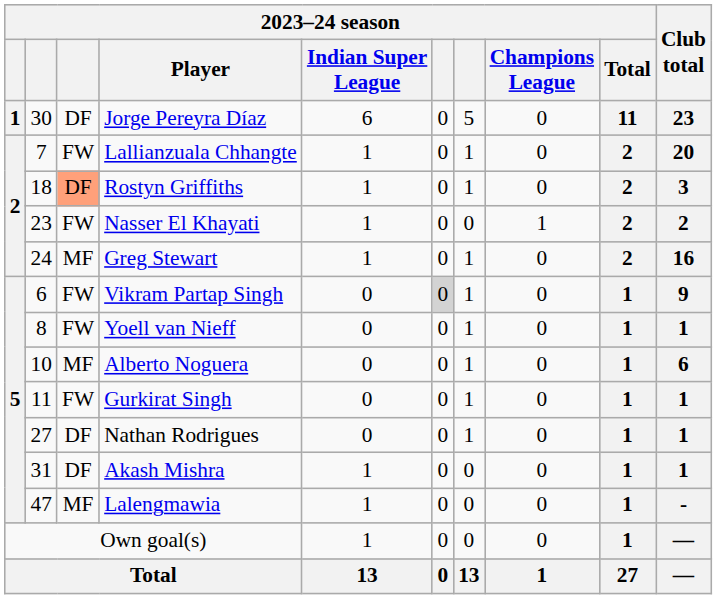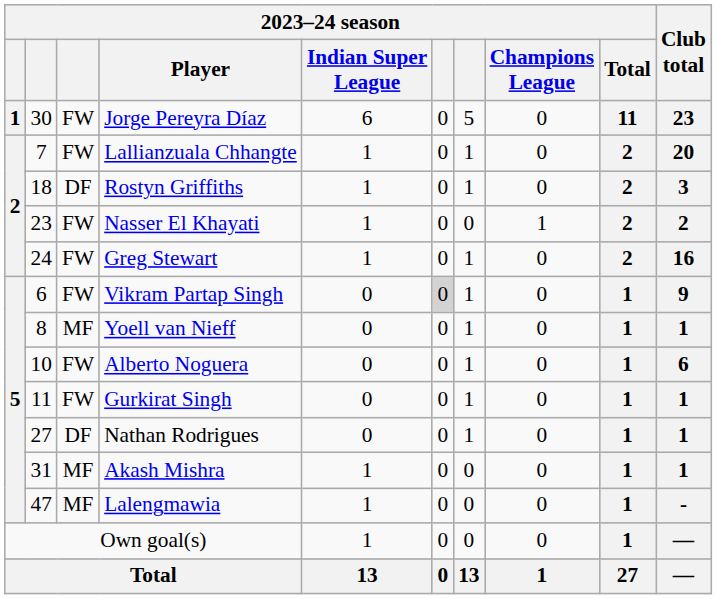(78, 117) DF -> (78, 117) FW
(78, 187) lightsalmon background -> (78, 187) no background
(78, 258) MF -> (78, 258) FW
(78, 328) FW -> (78, 328) MF
(78, 363) MF -> (78, 363) FW
(78, 469) DF -> (78, 469) MF
